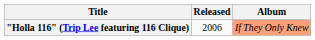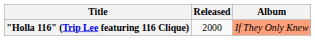(212, 27) 2006 -> (212, 27) 2000
